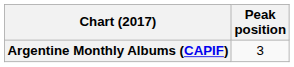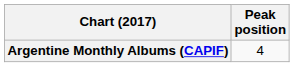(260, 51) 3 -> (260, 51) 4
